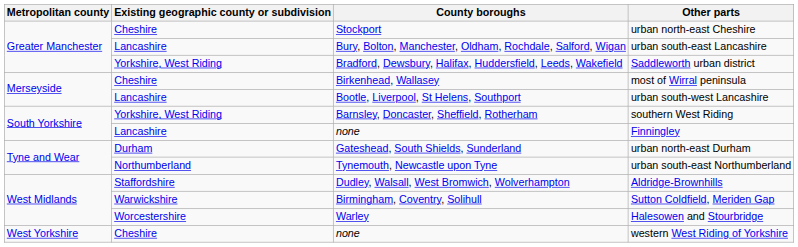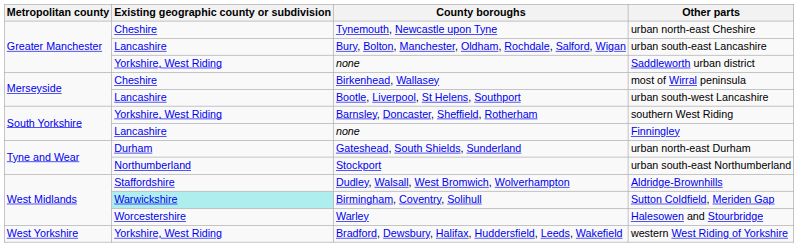(359, 30) Stockport -> (417, 30) Tynemouth, Newcastle upon Tyne
(479, 64) Bradford, Dewsbury, Halifax, Huddersfield, Leeds, Wakefield -> (348, 64) none
(417, 166) Tynemouth, Newcastle upon Tyne -> (359, 166) Stockport
(146, 200) no background -> (146, 200) paleturquoise background
(136, 234) Cheshire -> (168, 234) Yorkshire, West Riding
(348, 234) none -> (479, 234) Bradford, Dewsbury, Halifax, Huddersfield, Leeds, Wakefield
